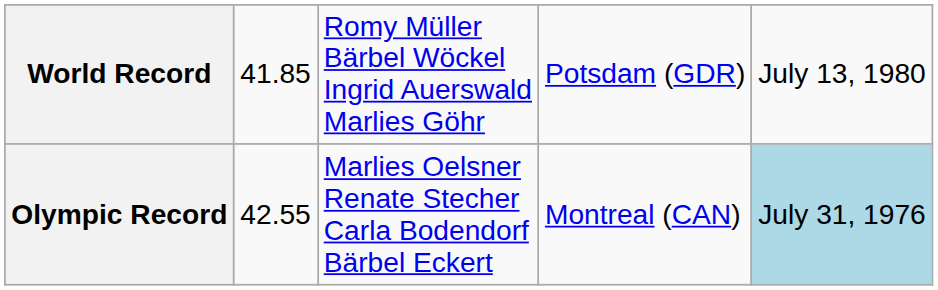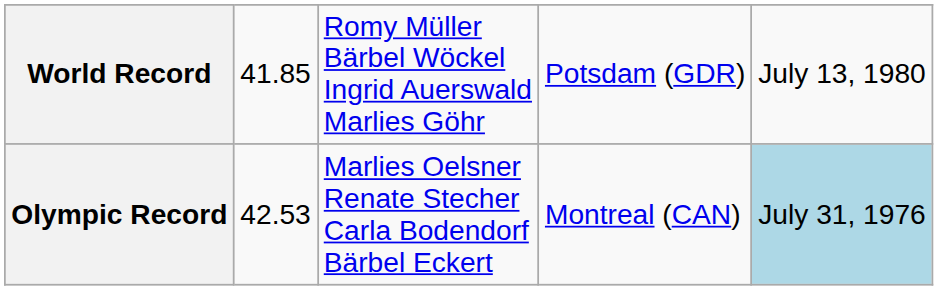(276, 214) 42.55 -> (276, 214) 42.53
